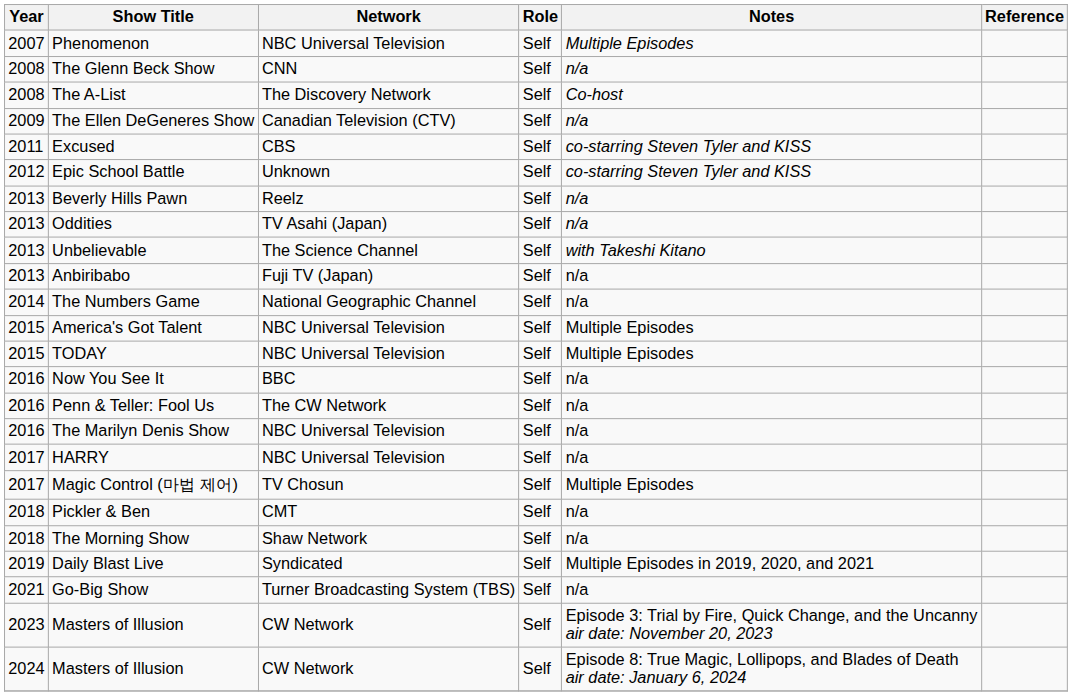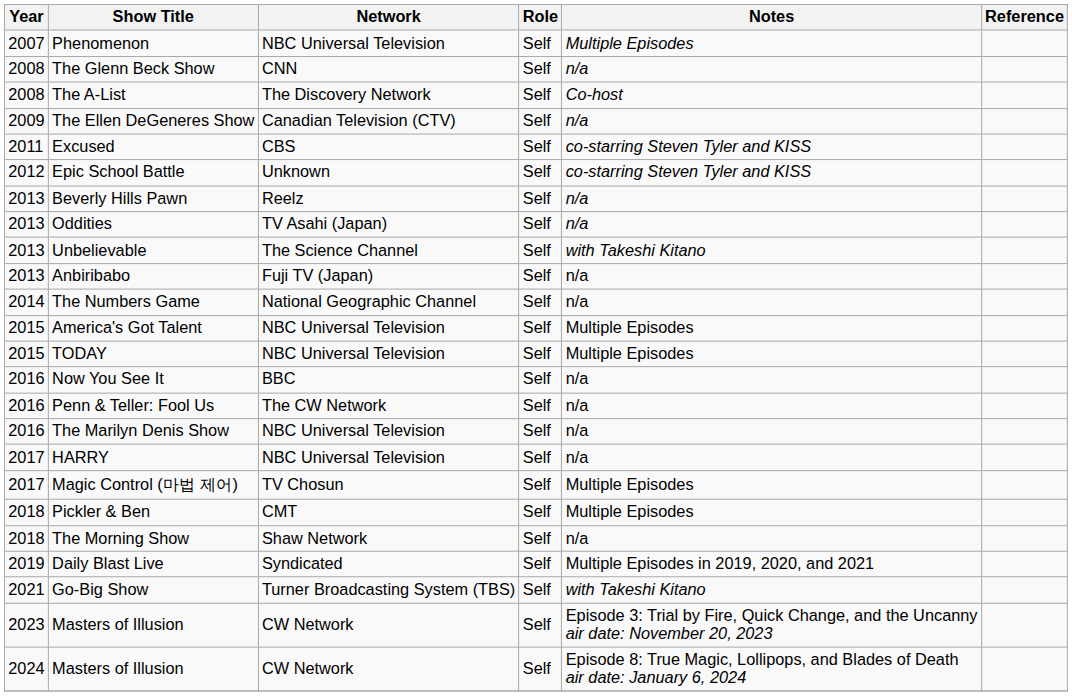(577, 512) n/a -> (630, 512) Multiple Episodes
(577, 589) n/a -> (636, 589) with Takeshi Kitano
